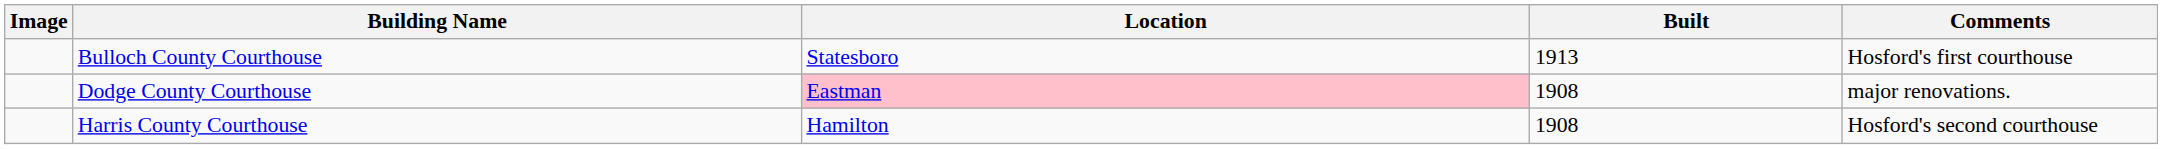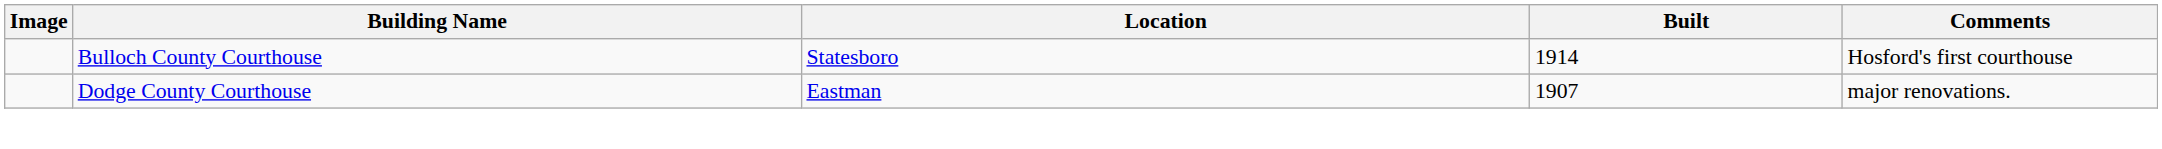(1557, 56) 1913 -> (1557, 56) 1914
(844, 90) pink background -> (844, 90) no background
(1557, 90) 1908 -> (1557, 90) 1907
- row: (193, 125)
